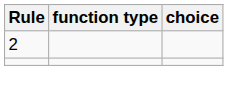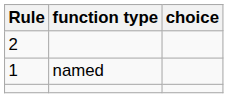+ row: (13, 71)
